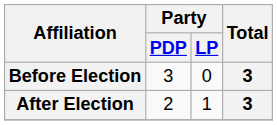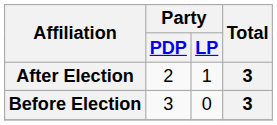rows swapped: (75, 76) <-> (75, 104)
